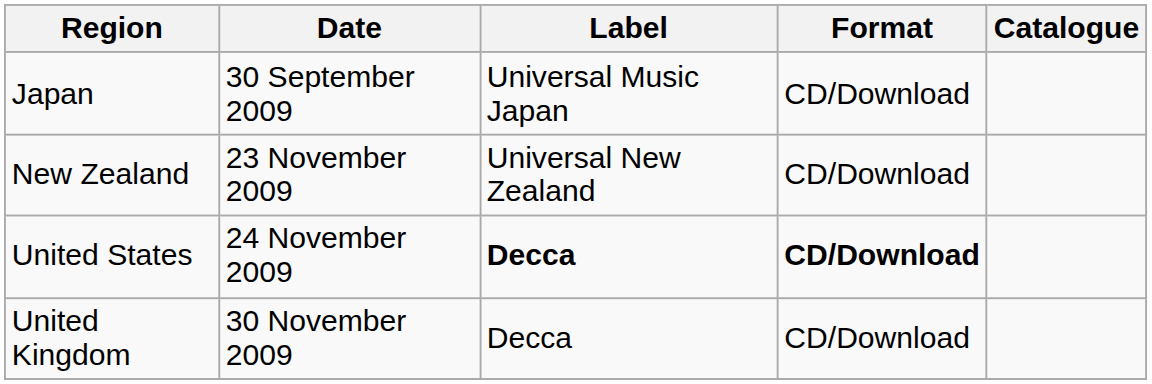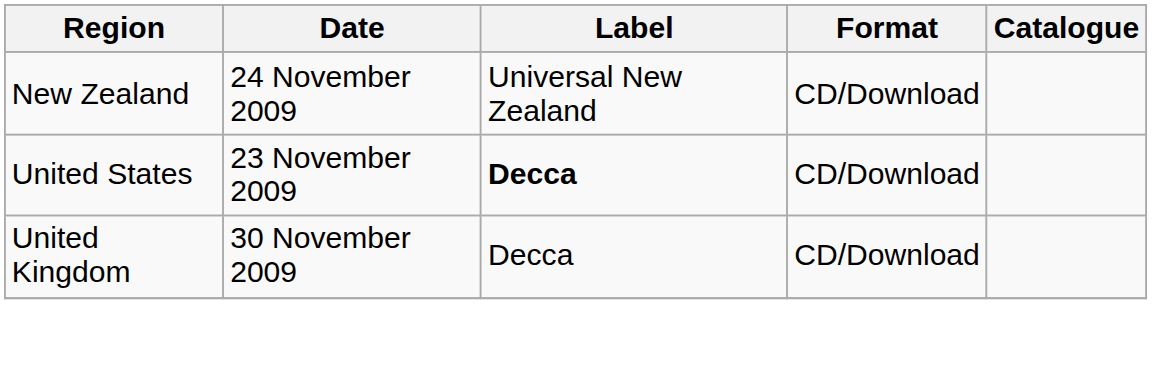- row: (53, 92)
(316, 174) 23 November 2009 -> (320, 92) 24 November 2009
(316, 256) 24 November 2009 -> (320, 174) 23 November 2009
(882, 256) bold -> (887, 174) normal
